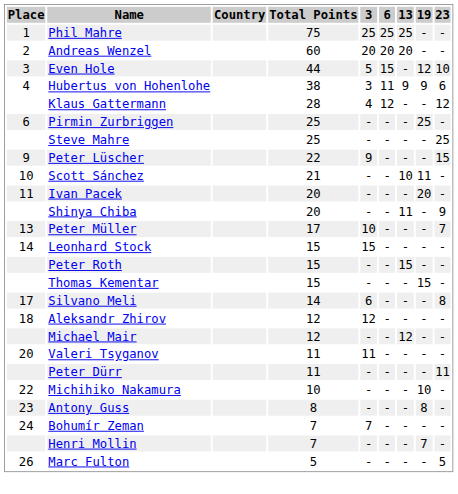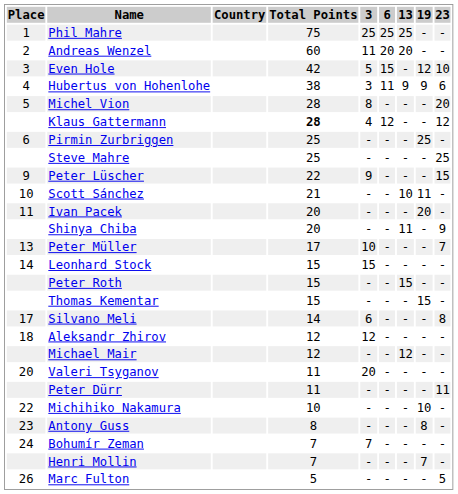(369, 51) 20 -> (369, 51) 11
(313, 68) 44 -> (313, 68) 42
+ row: (89, 104)
(313, 104) normal -> (313, 122) bold
(369, 354) 11 -> (369, 372) 20
